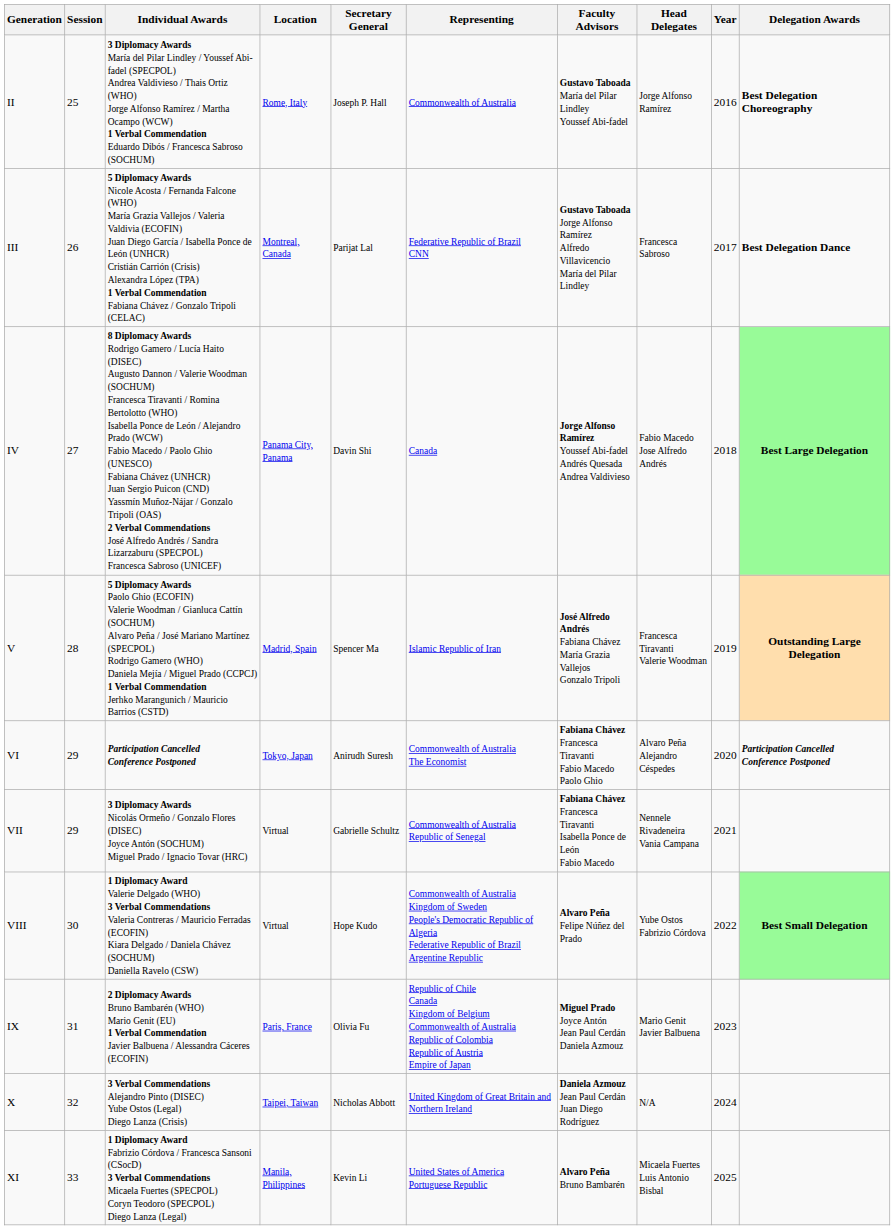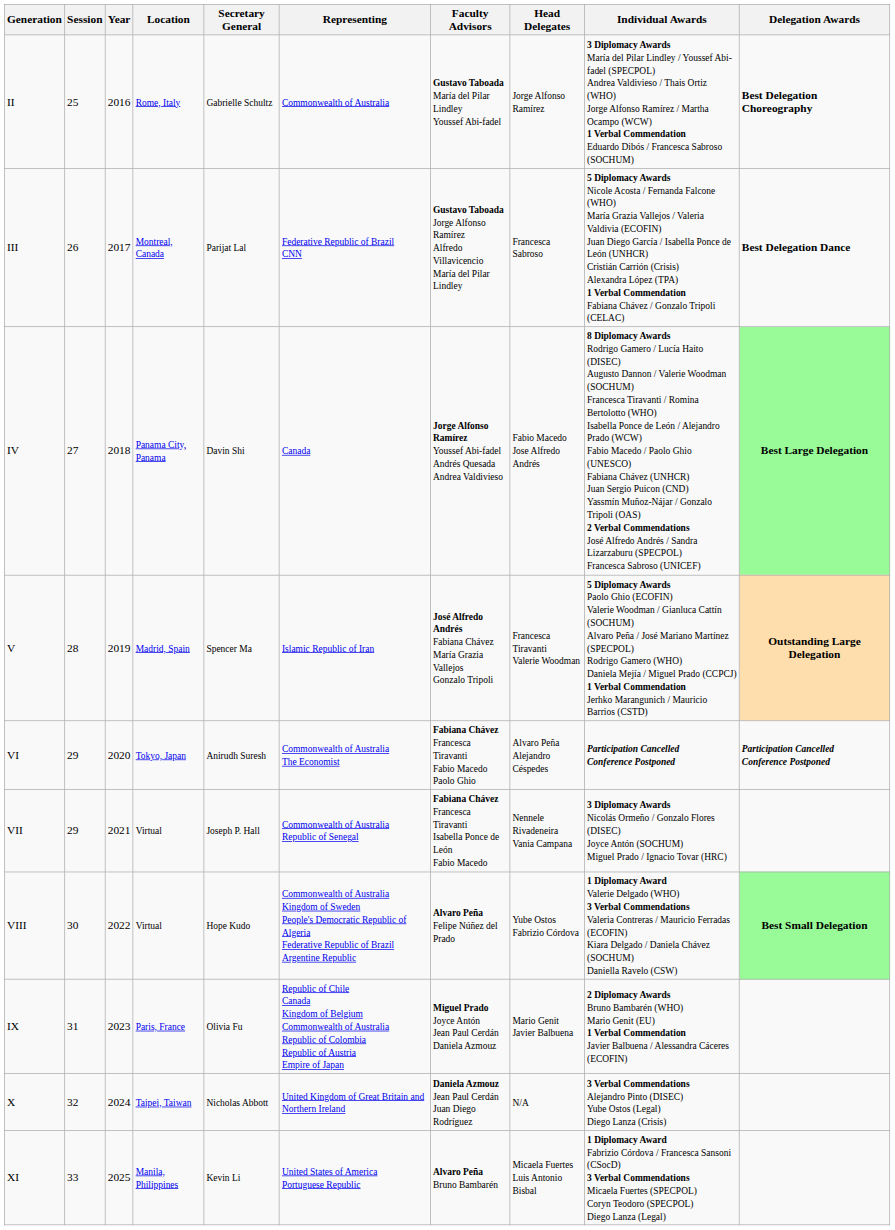columns swapped: (725, 19) <-> (182, 19)
(360, 102) Joseph P. Hall -> (239, 102) Gabrielle Schultz
(366, 831) Gabrielle Schultz -> (233, 831) Joseph P. Hall
